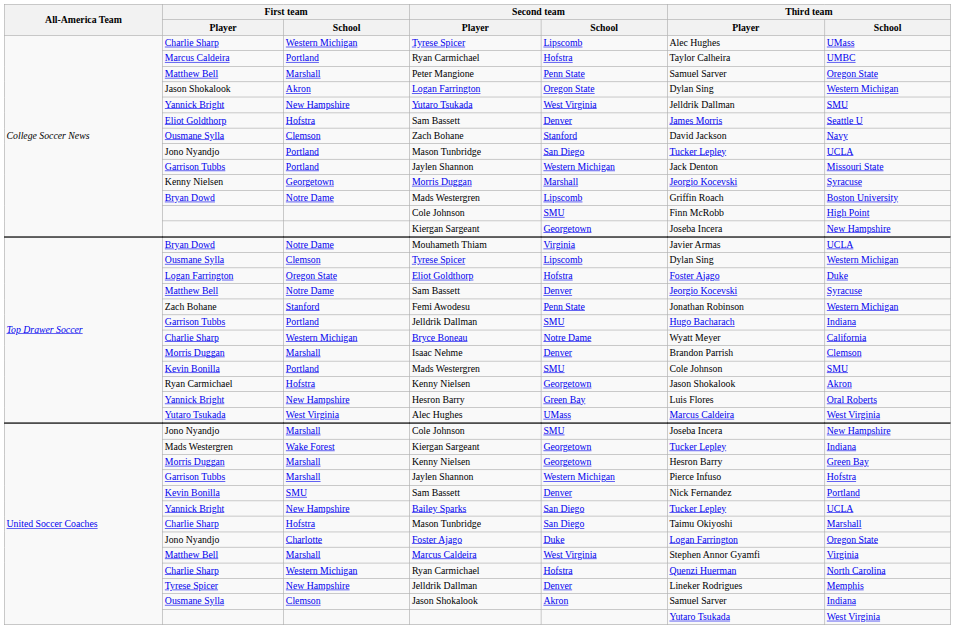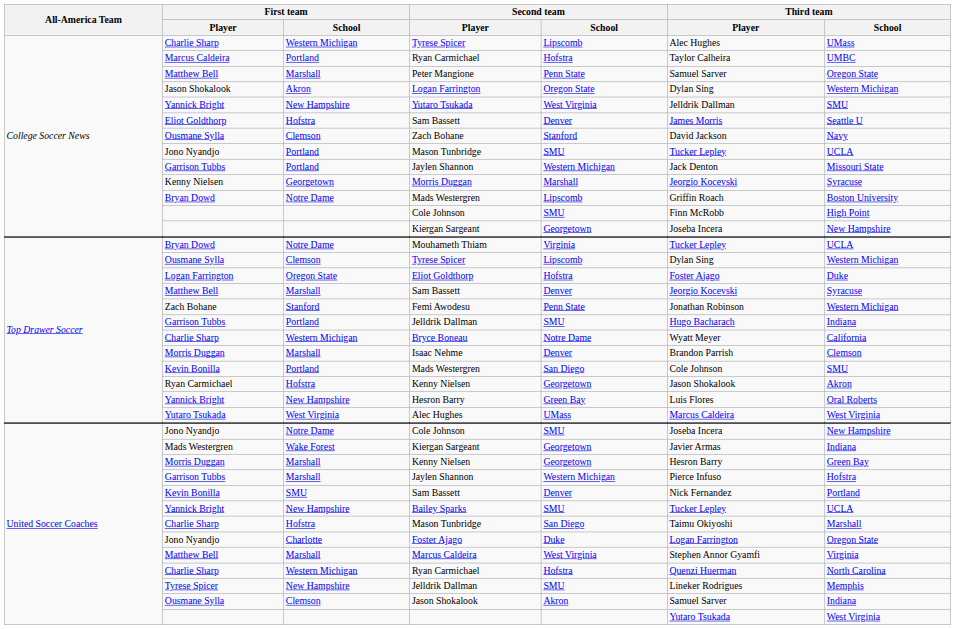(564, 151) San Diego -> (554, 151) SMU
(695, 245) Javier Armas -> (698, 245) Tucker Lepley
(310, 291) Notre Dame -> (303, 291) Marshall
(554, 368) SMU -> (564, 368) San Diego
(303, 431) Marshall -> (310, 431) Notre Dame
(698, 446) Tucker Lepley -> (695, 446) Javier Armas
(564, 508) San Diego -> (554, 508) SMU
(558, 586) Denver -> (554, 586) SMU
